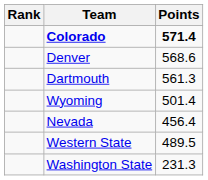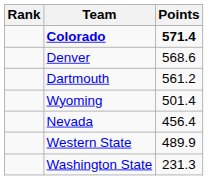(179, 79) 561.3 -> (179, 79) 561.2
(179, 143) 489.5 -> (179, 143) 489.9
